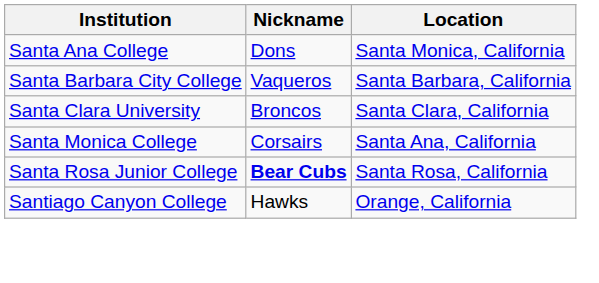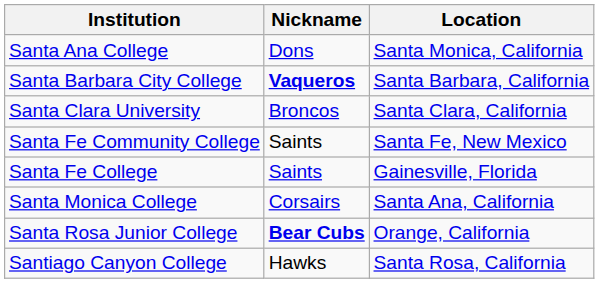(291, 80) normal -> (312, 80) bold
+ row: (134, 141)
+ row: (83, 171)
(451, 171) Santa Rosa, California -> (451, 232) Orange, California
(433, 202) Orange, California -> (470, 263) Santa Rosa, California
